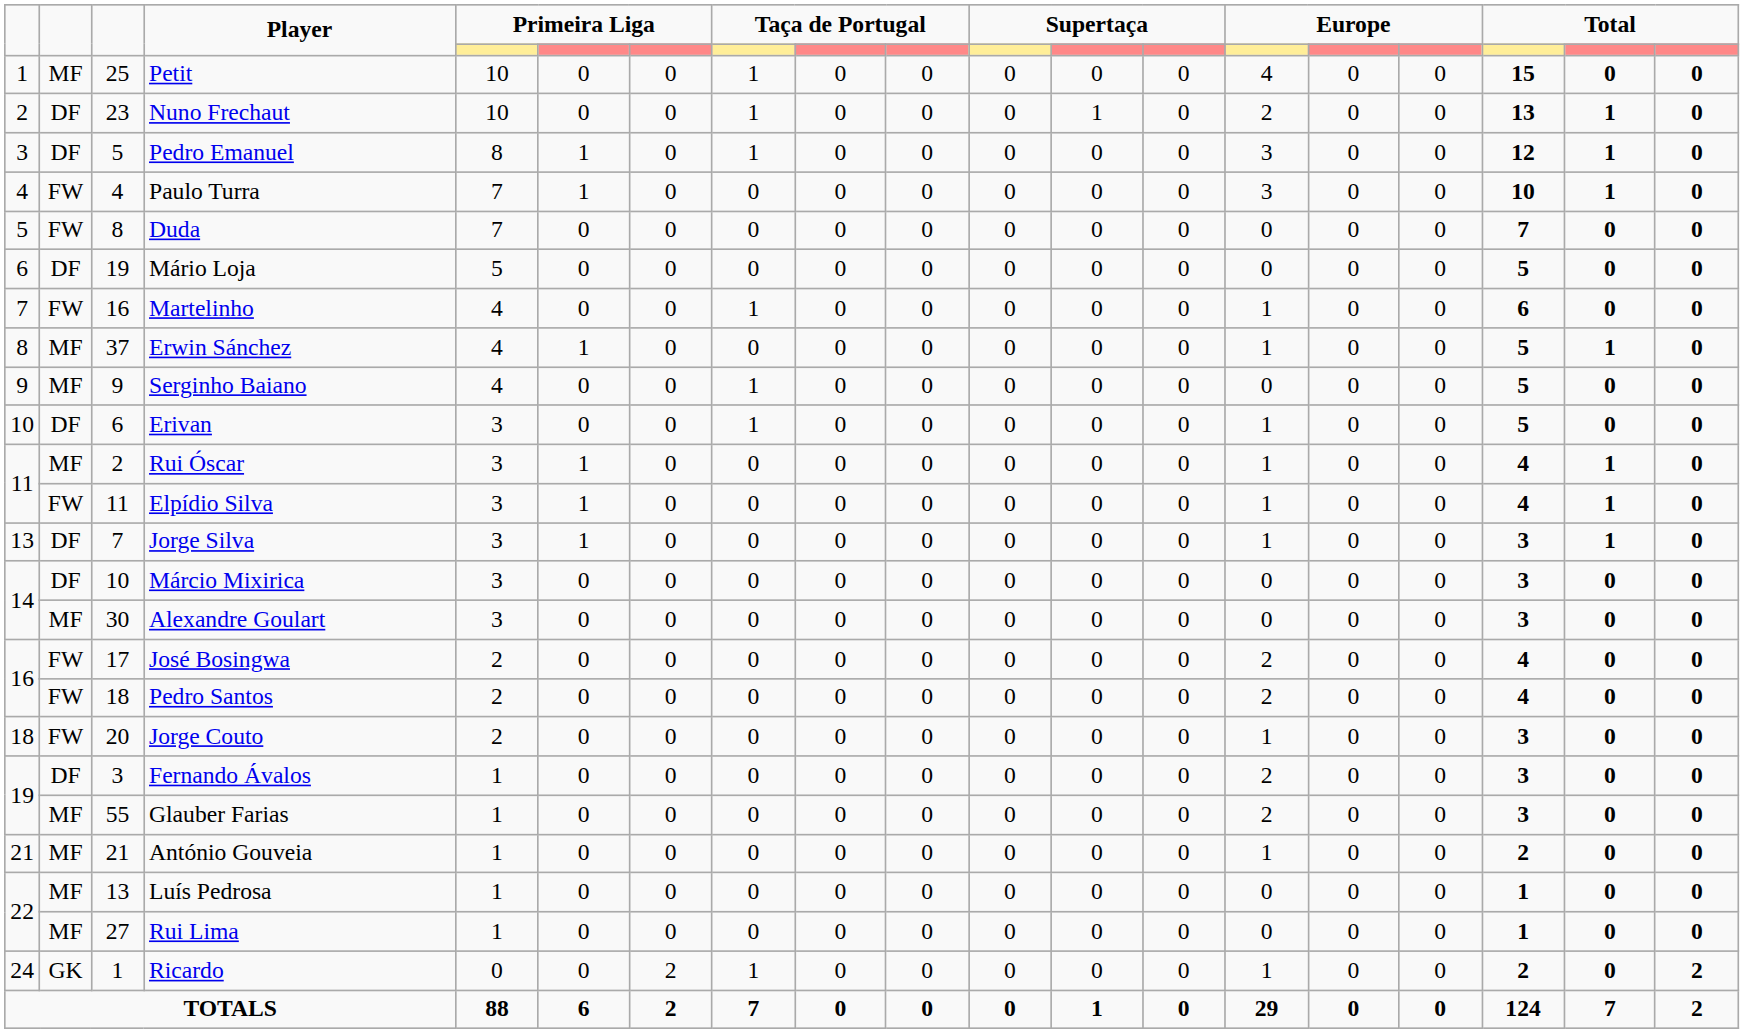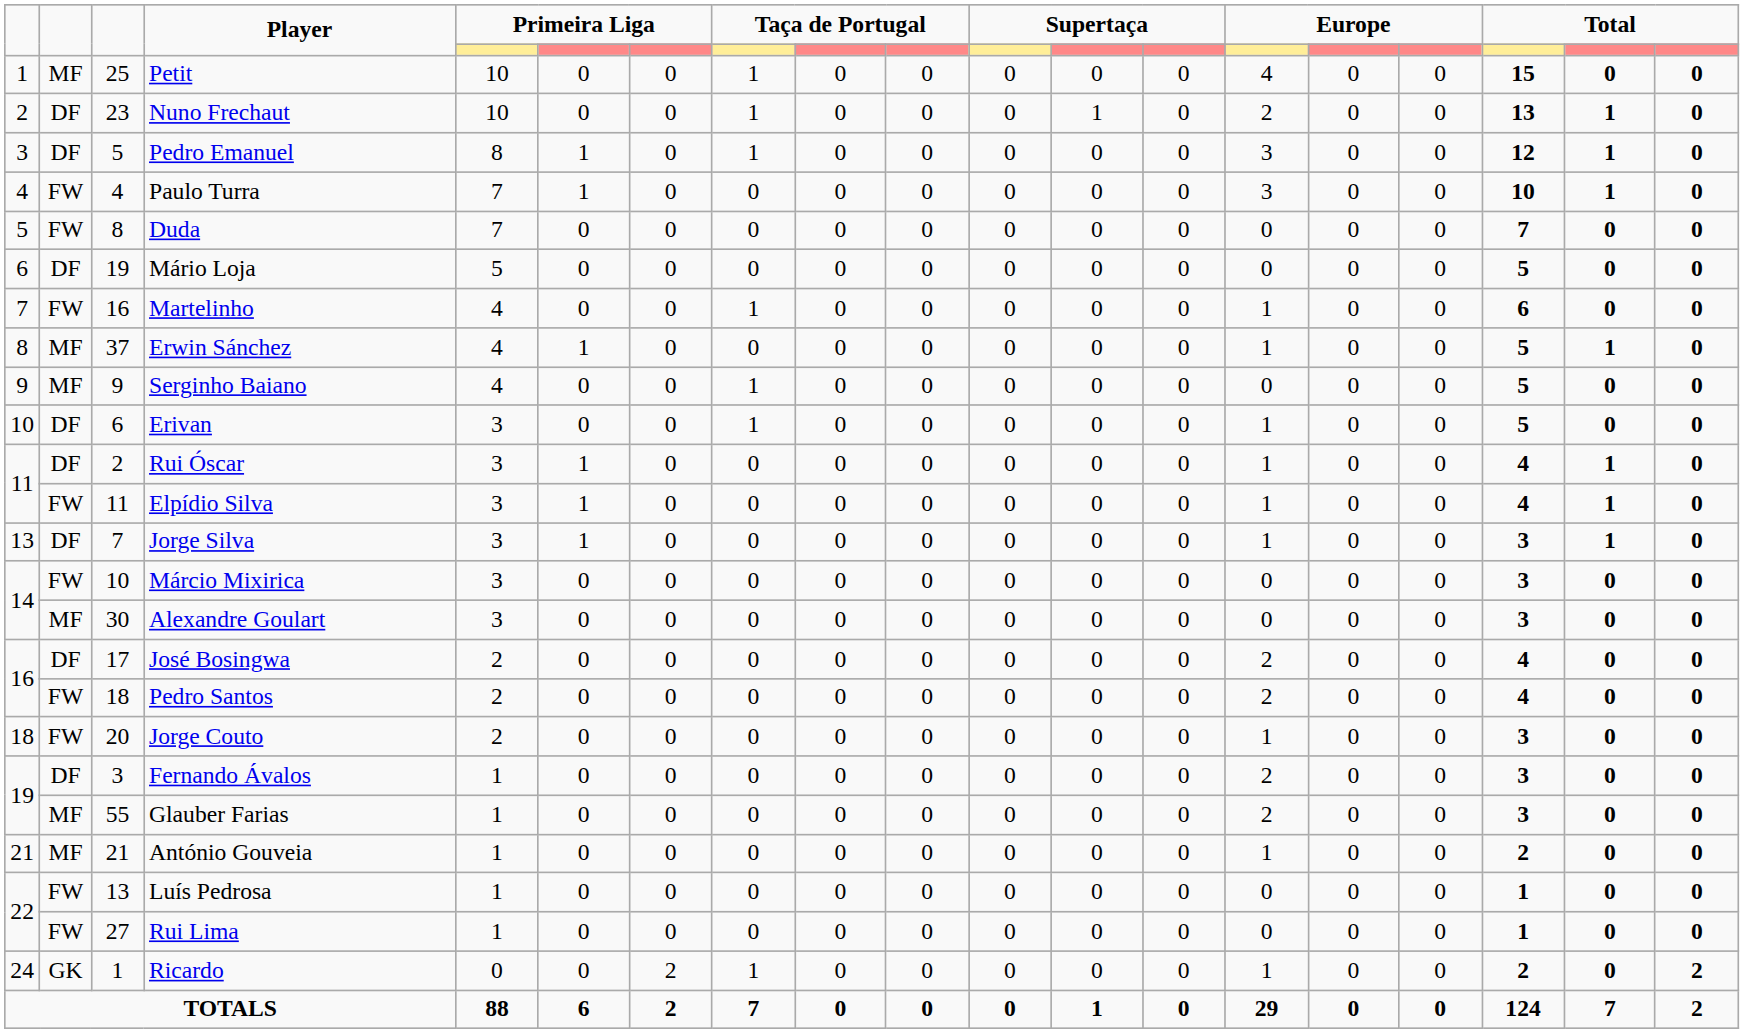(65, 463) MF -> (65, 463) DF
(65, 580) DF -> (65, 580) FW
(65, 658) FW -> (65, 658) DF
(65, 892) MF -> (65, 892) FW
(65, 931) MF -> (65, 931) FW
